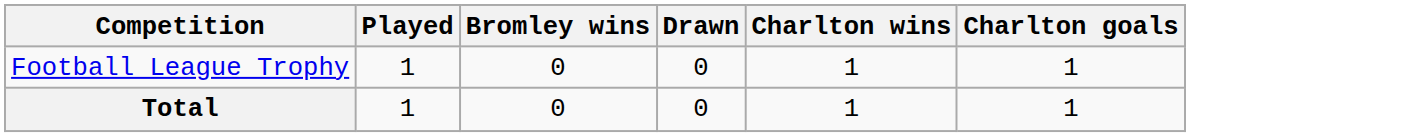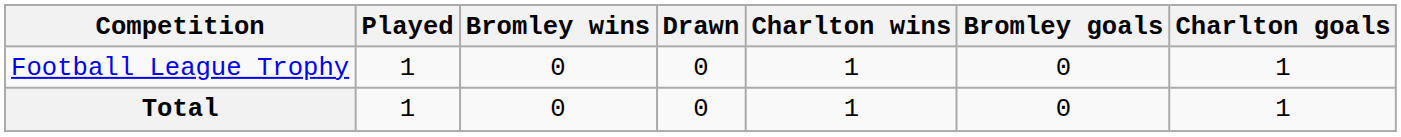+ column: (1063, 26)
